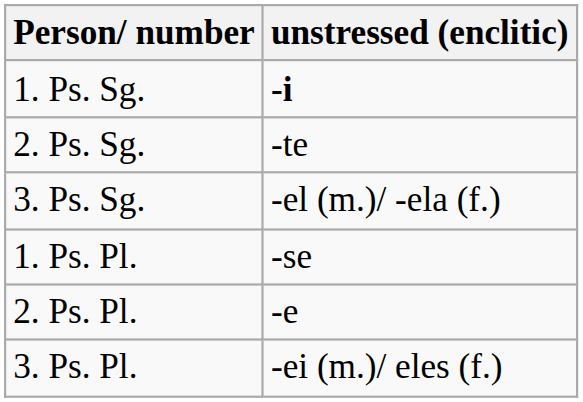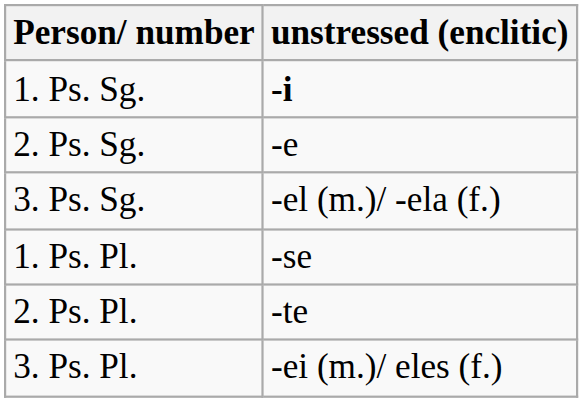(290, 144) -te -> (285, 144) -e
(285, 311) -e -> (290, 311) -te
